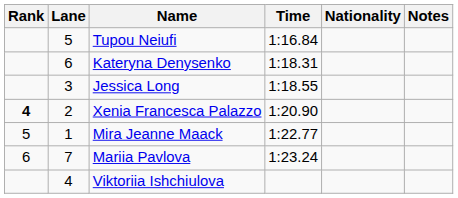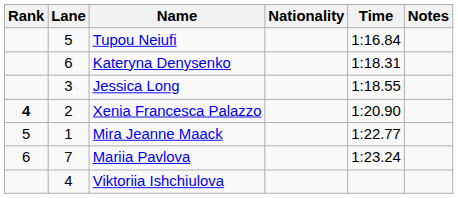columns swapped: (363, 16) <-> (293, 16)
